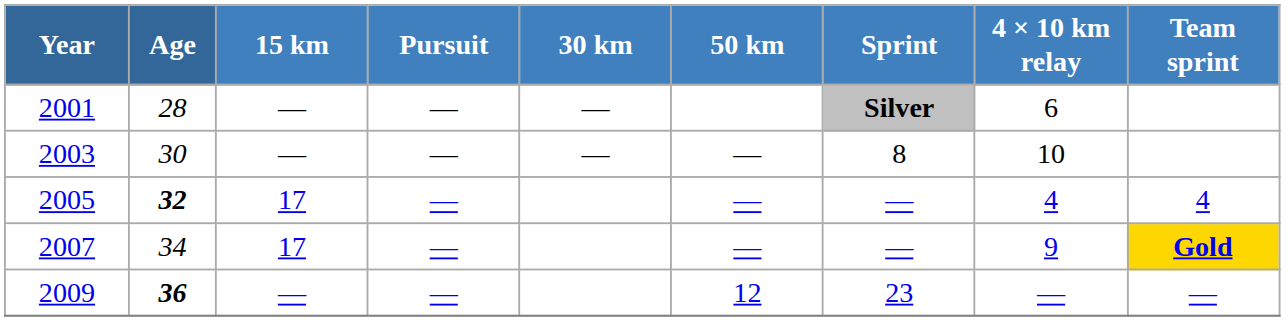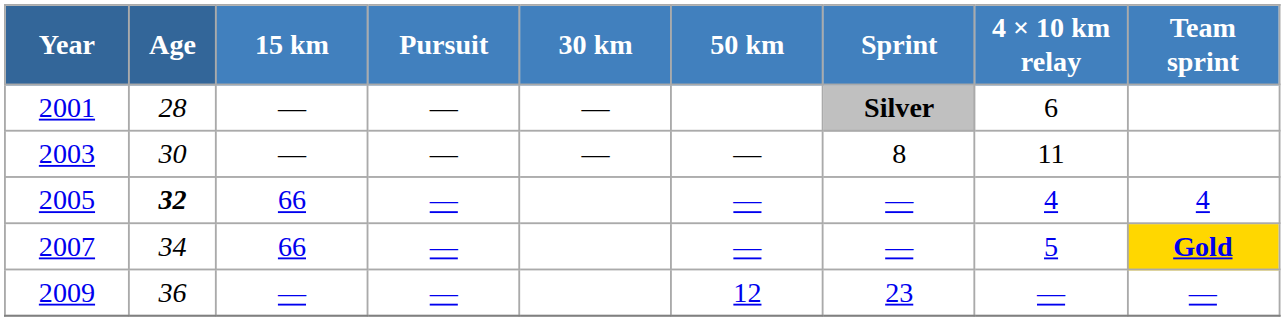(1051, 153) 10 -> (1051, 153) 11
(292, 200) 17 -> (292, 200) 66
(292, 246) 17 -> (292, 246) 66
(1051, 246) 9 -> (1051, 246) 5
(173, 292) bold -> (173, 292) normal
